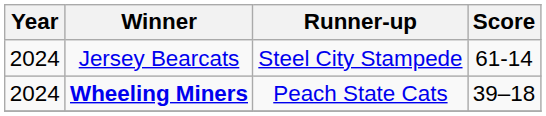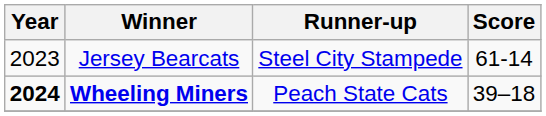(35, 57) 2024 -> (35, 57) 2023
(35, 93) normal -> (35, 93) bold
